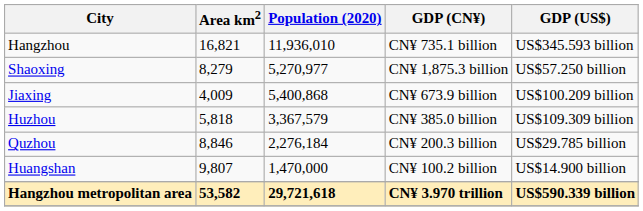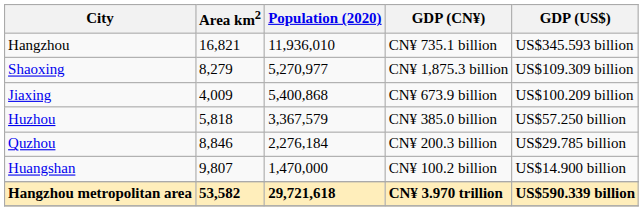(571, 69) US$57.250 billion -> (574, 69) US$109.309 billion
(574, 119) US$109.309 billion -> (571, 119) US$57.250 billion
